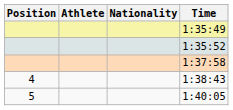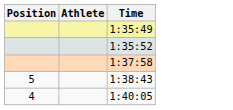- column: (143, 13)
(32, 80) 4 -> (32, 80) 5
(32, 96) 5 -> (32, 96) 4
